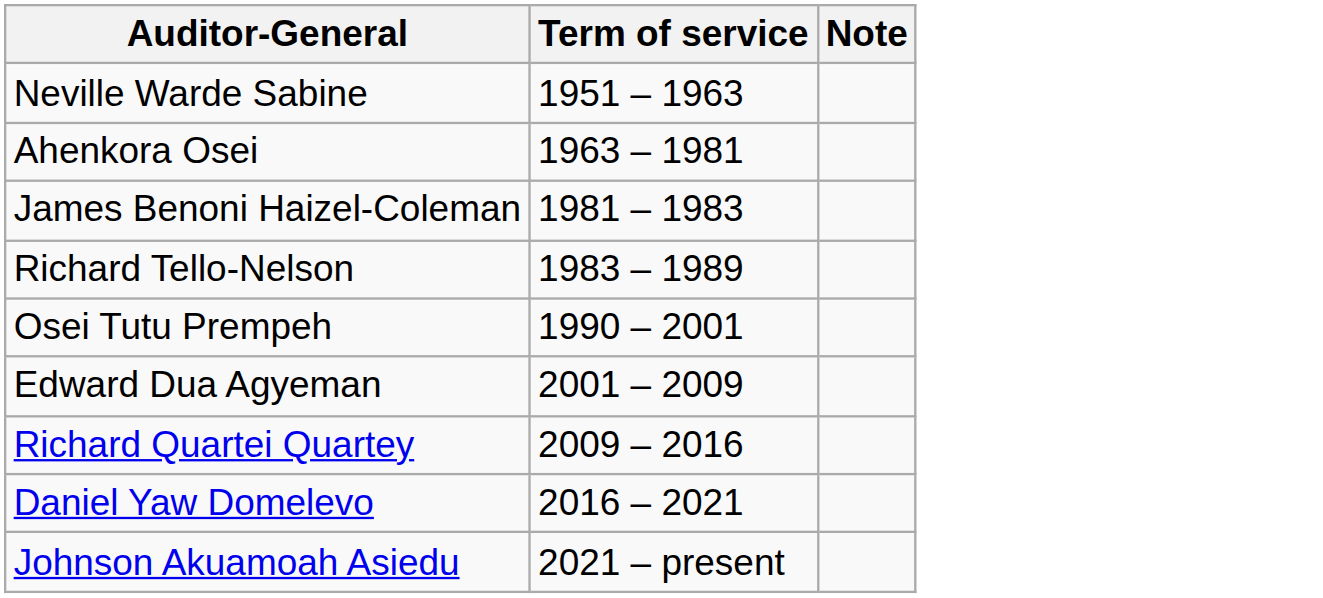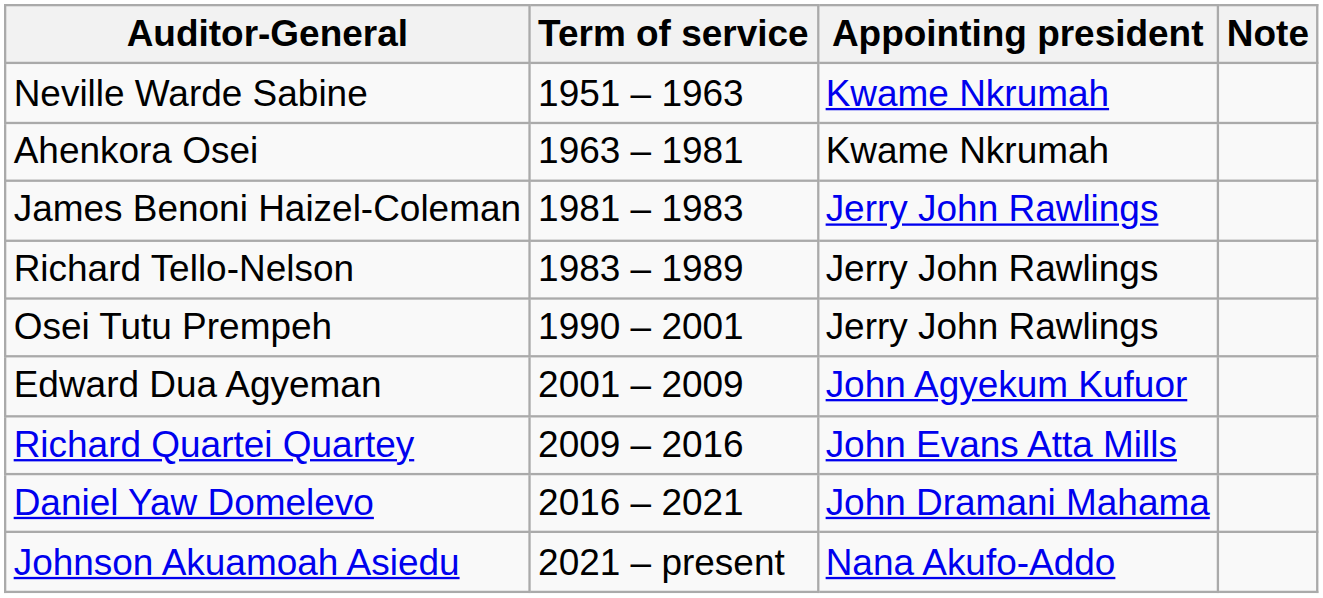+ column: (1018, 33)
